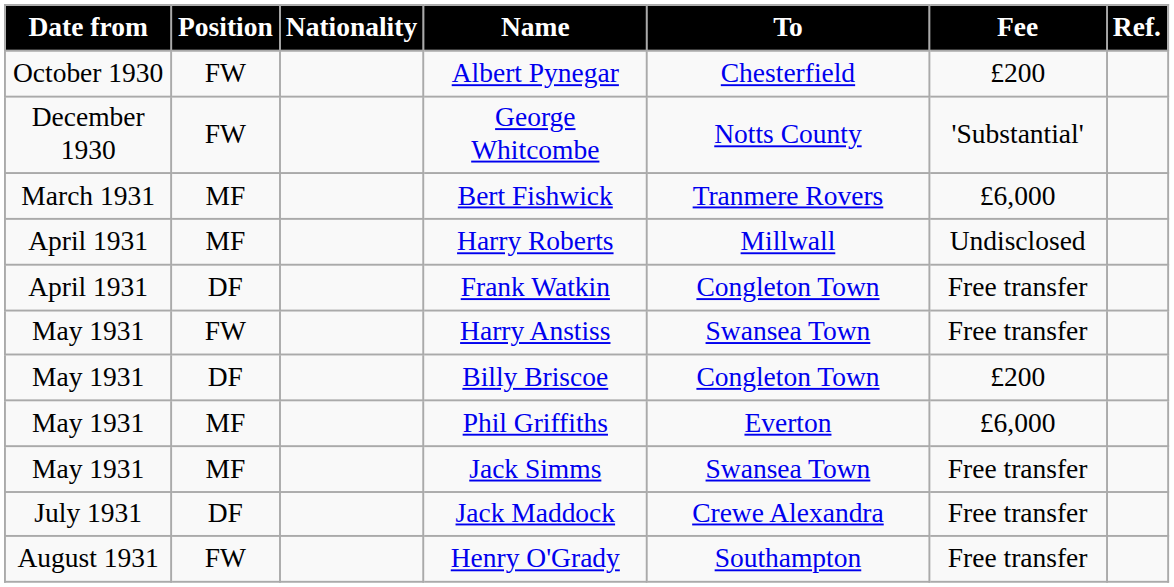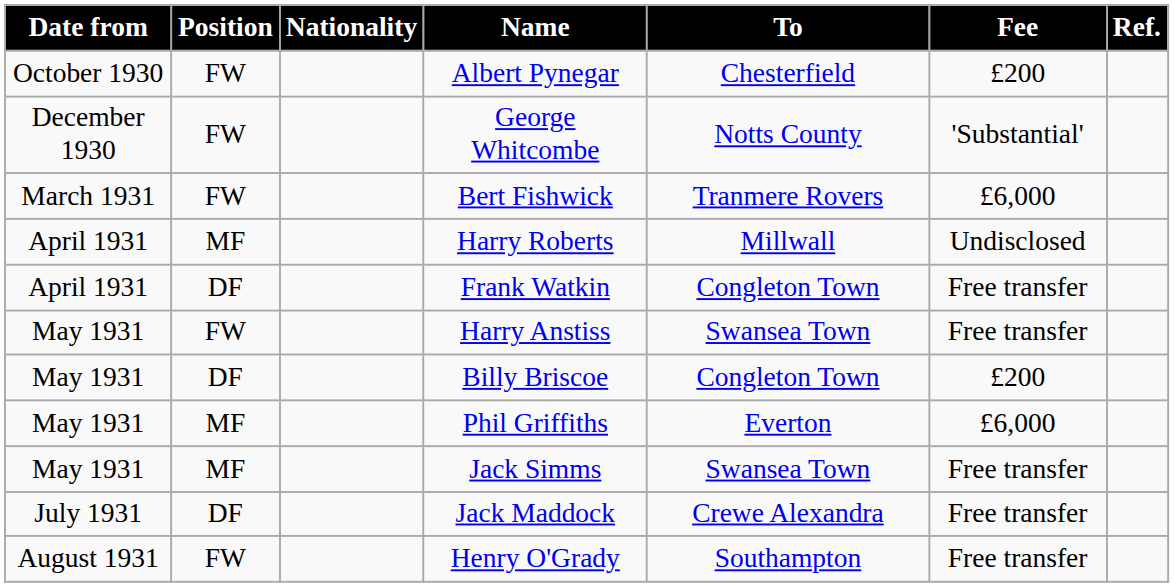(225, 196) MF -> (225, 196) FW
